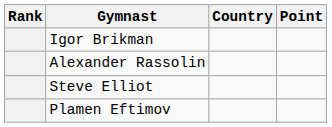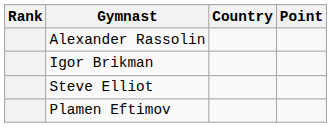rows swapped: (127, 63) <-> (101, 40)
